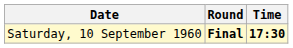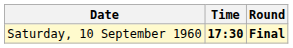columns swapped: (267, 14) <-> (225, 14)
